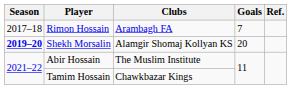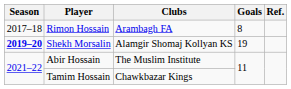(240, 28) 7 -> (240, 28) 8
(242, 44) 20 -> (242, 44) 19
